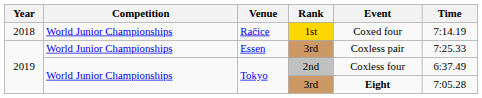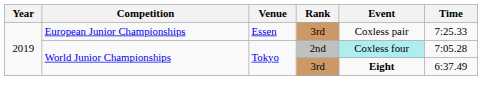- row: (255, 31)
(109, 49) World Junior Championships -> (115, 31) European Junior Championships
(378, 67) no background -> (382, 49) paleturquoise background
(450, 67) 6:37.49 -> (451, 49) 7:05.28
(450, 85) 7:05.28 -> (451, 67) 6:37.49
